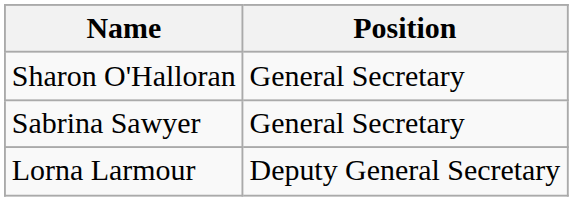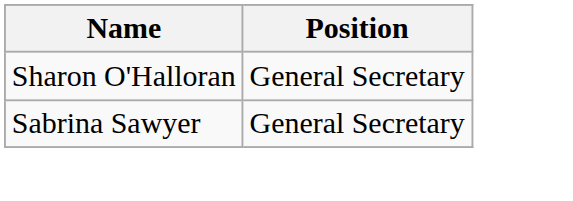- row: (104, 170)
